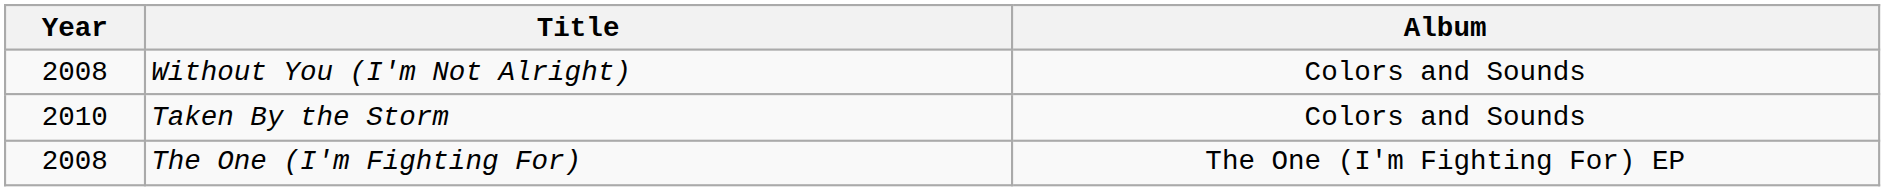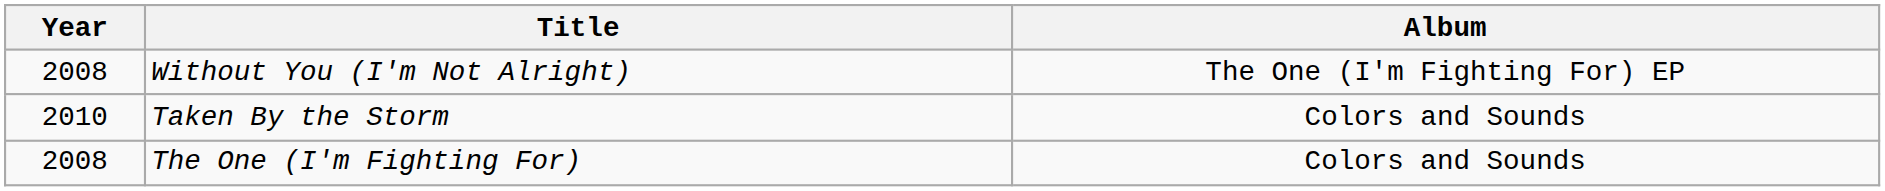(1445, 72) Colors and Sounds -> (1445, 72) The One (I'm Fighting For) EP
(1445, 162) The One (I'm Fighting For) EP -> (1445, 162) Colors and Sounds
